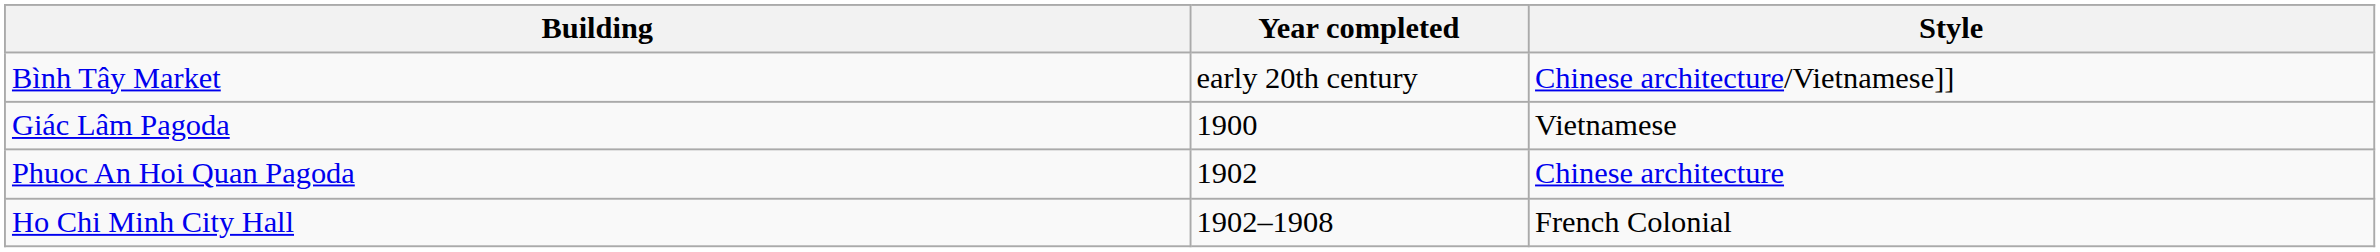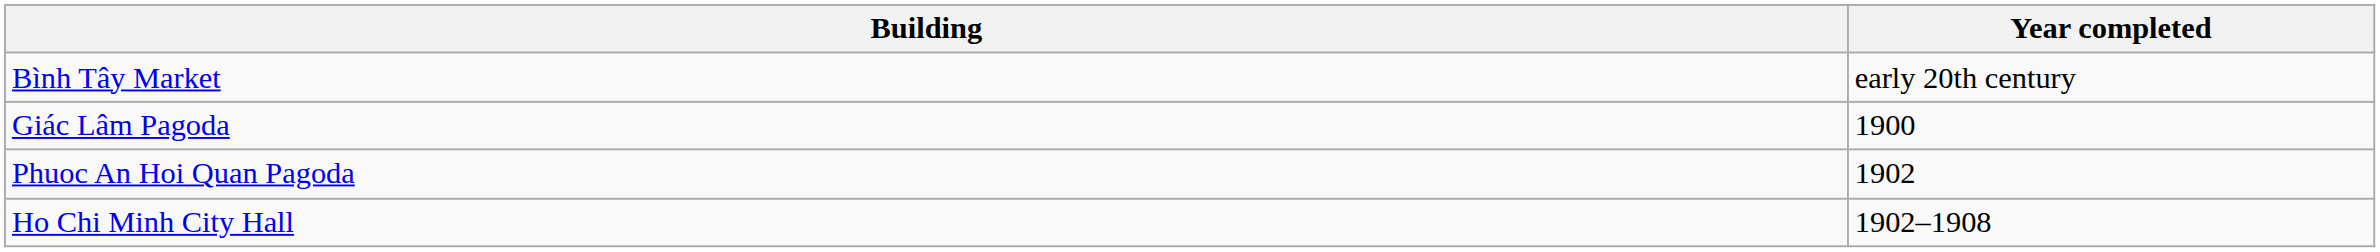- column: (1951, 28)
